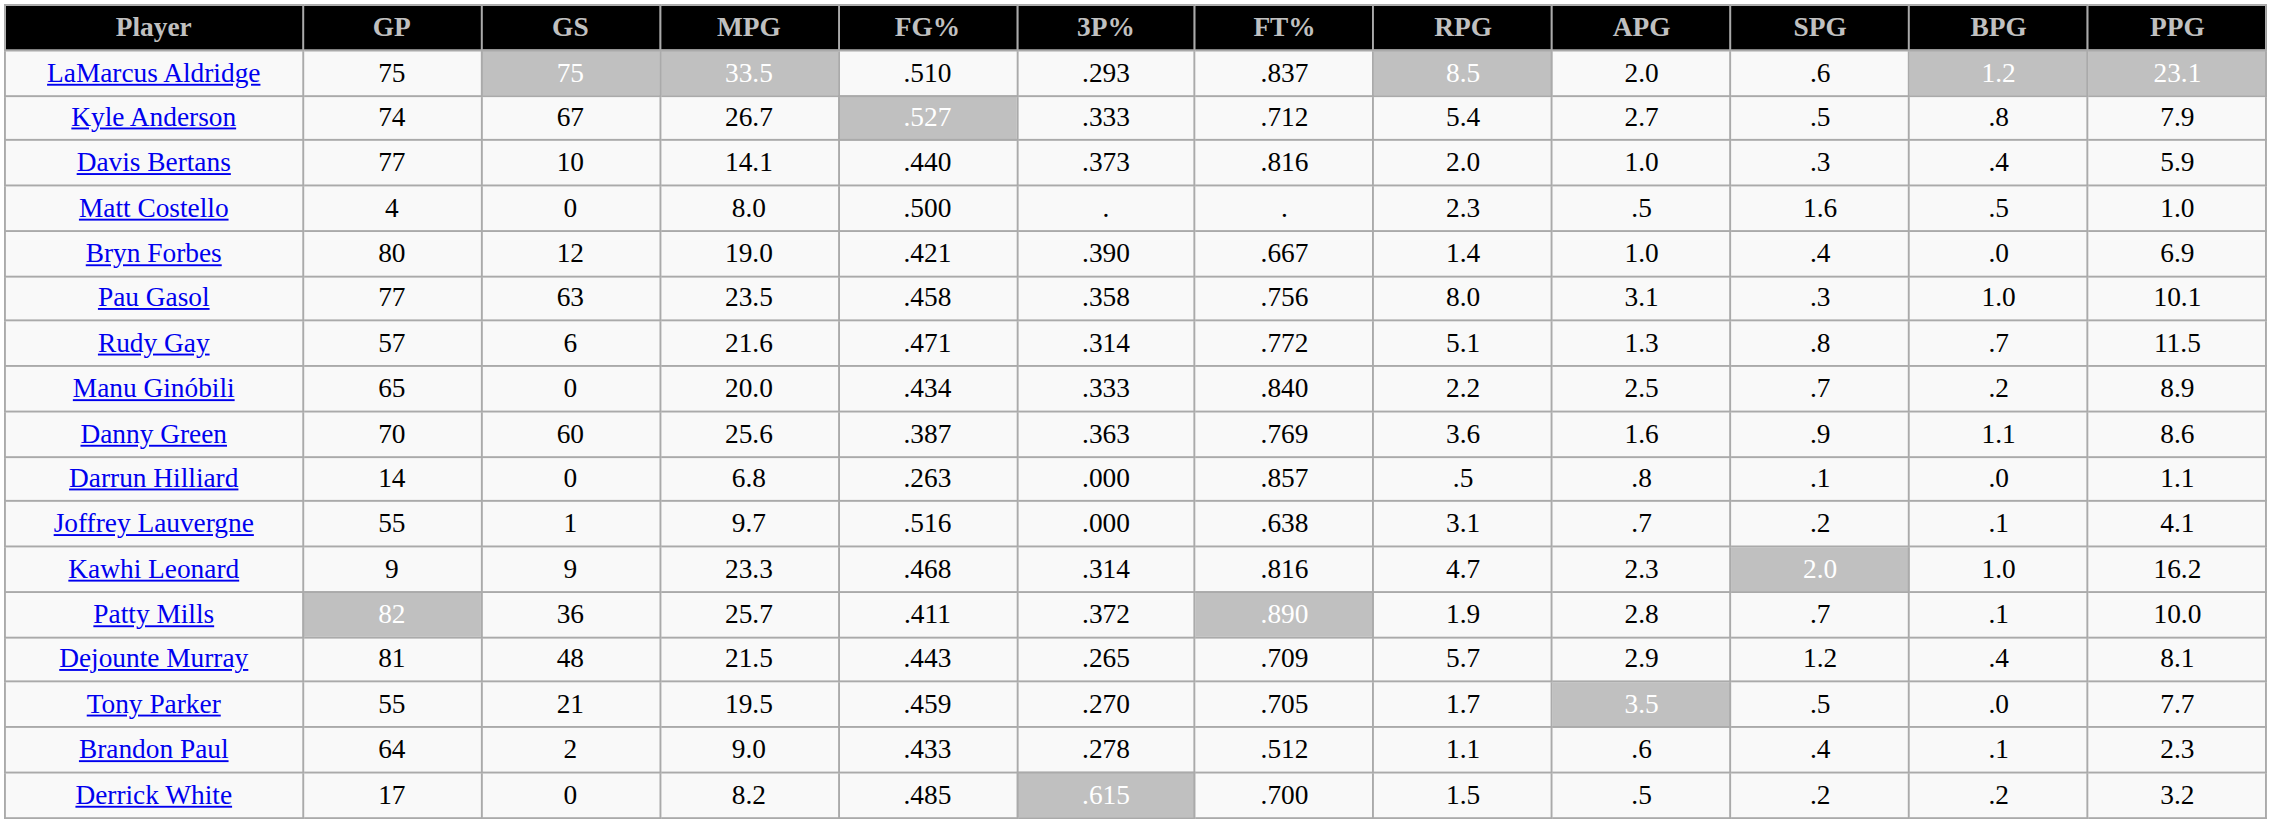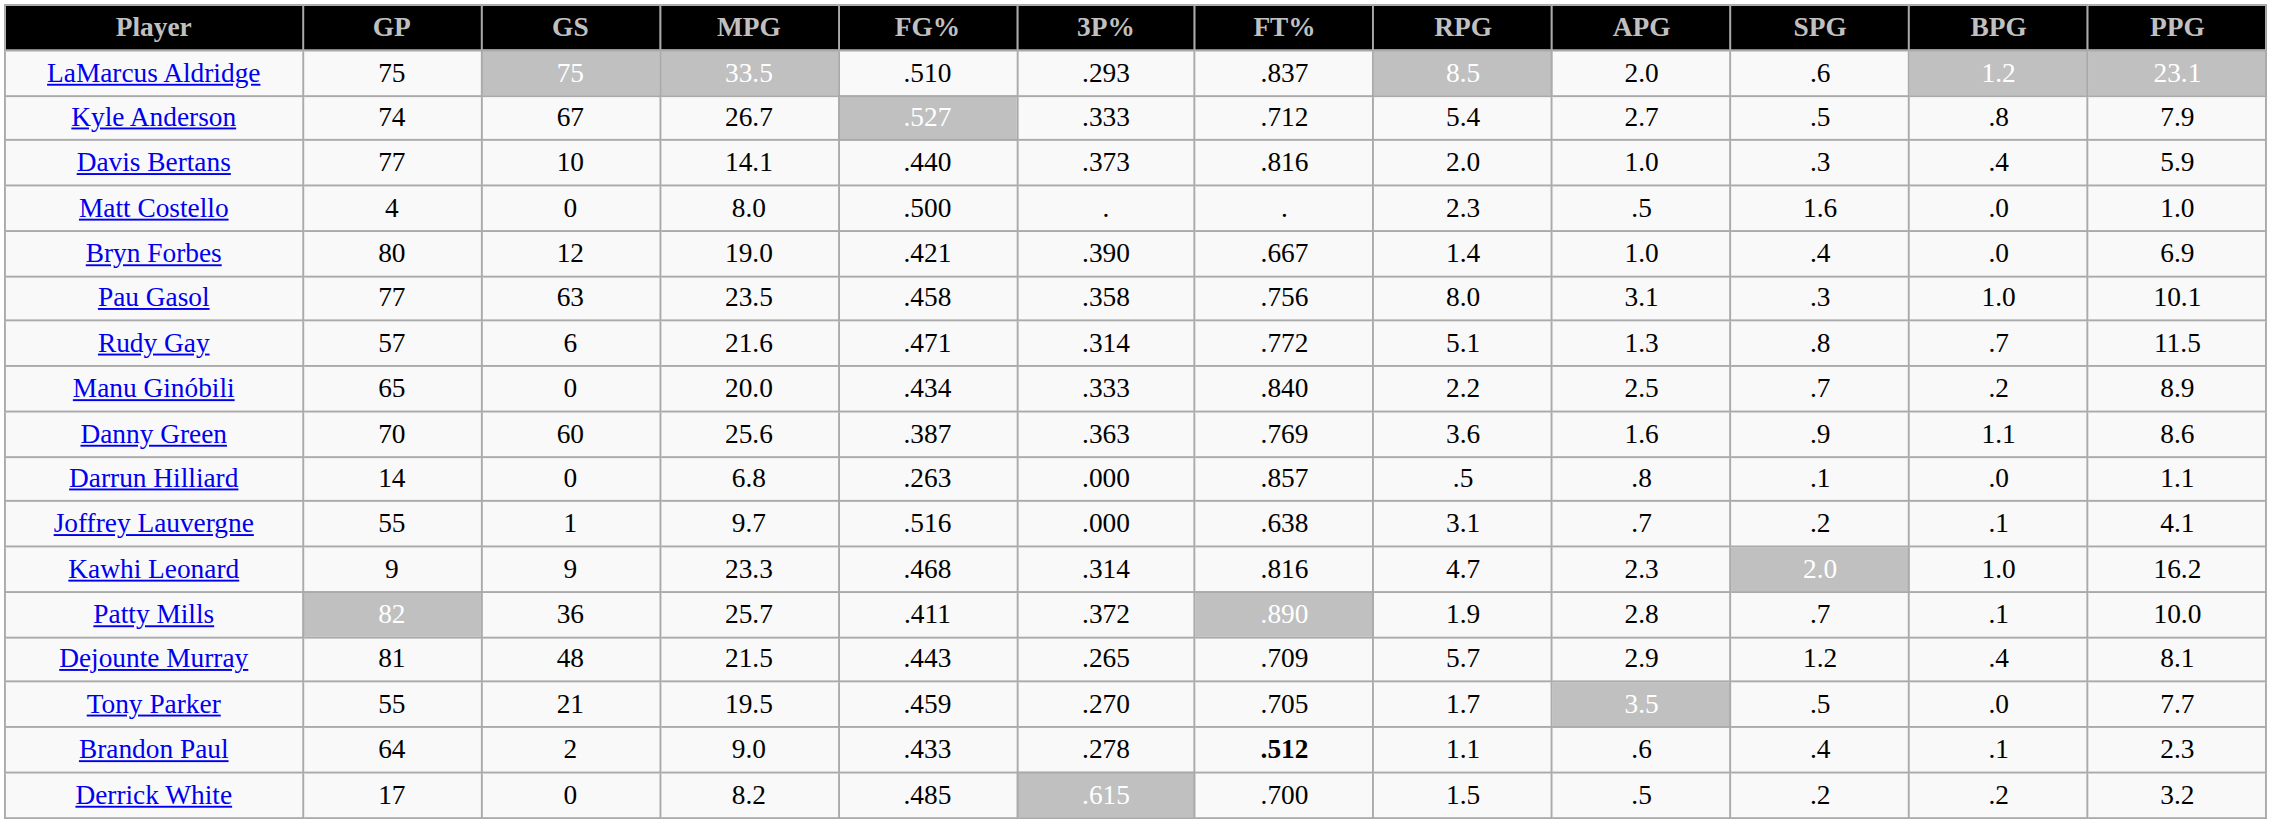(1999, 207) .5 -> (1999, 207) .0
(1285, 749) normal -> (1285, 749) bold
